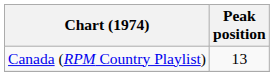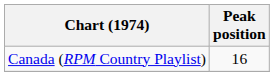(239, 58) 13 -> (239, 58) 16
